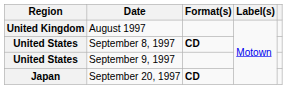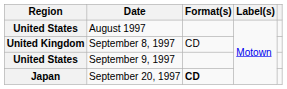(46, 28) United Kingdom -> (46, 28) United States
(46, 44) United States -> (46, 44) United Kingdom
(192, 44) bold -> (192, 44) normal
